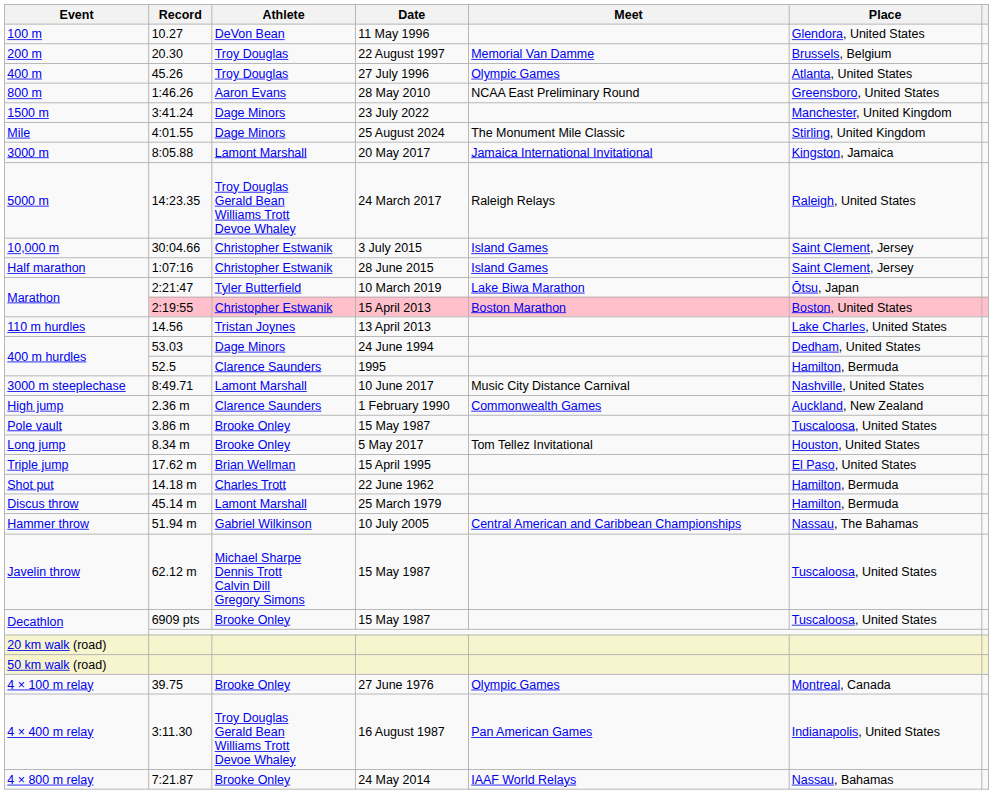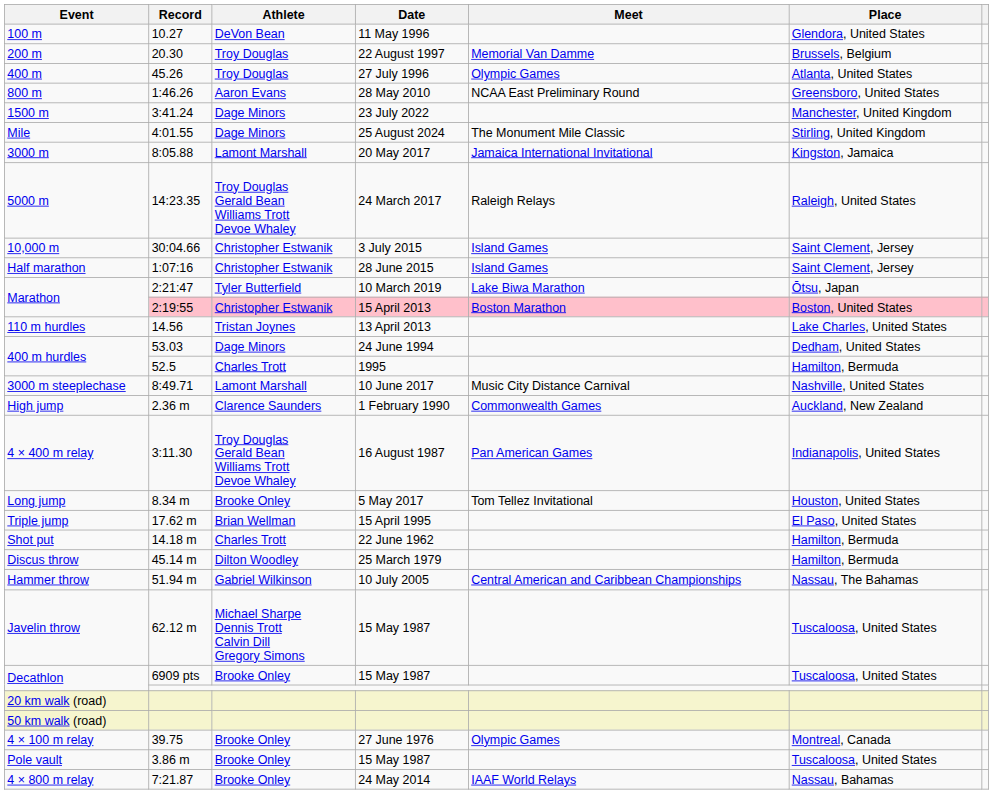(268, 366) Clarence Saunders -> (250, 366) Charles Trott
rows swapped: (35, 425) <-> (50, 732)
(261, 504) Lamont Marshall -> (256, 560) Dilton Woodley
